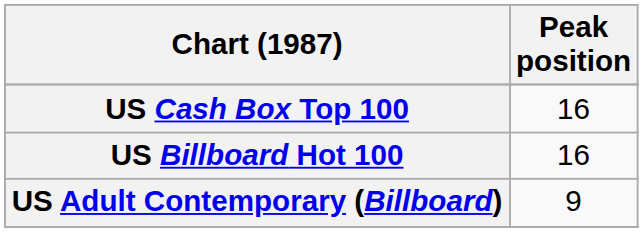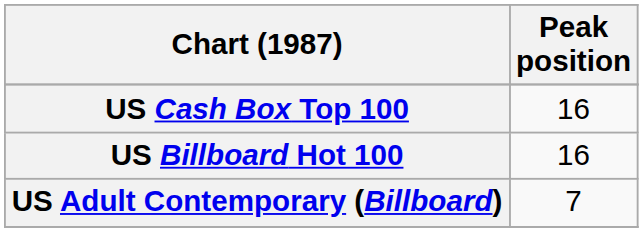(574, 202) 9 -> (574, 202) 7
